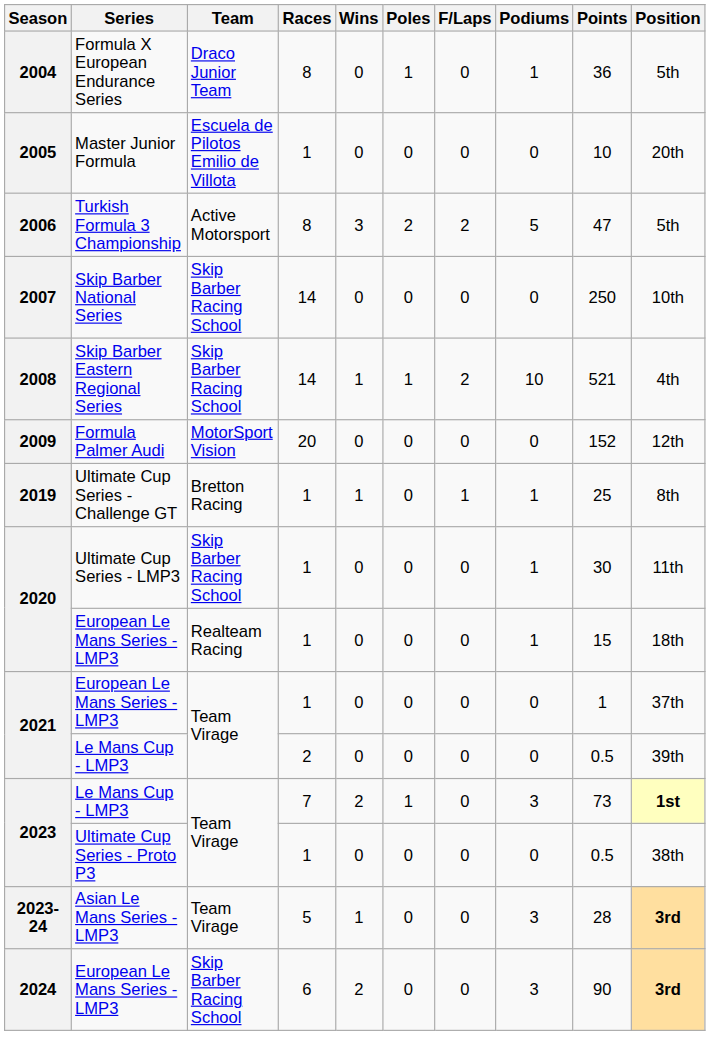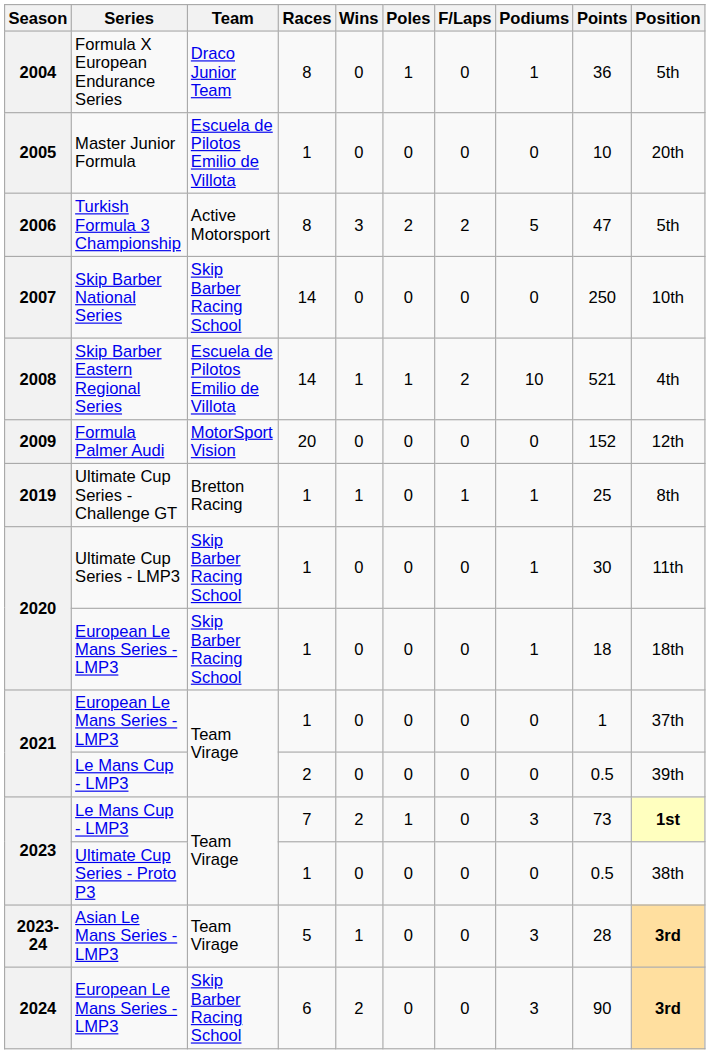(217, 379) Skip Barber Racing School -> (232, 379) Escuela de Pilotos Emilio de Villota
(226, 640) Realteam Racing -> (217, 649) Skip Barber Racing School
(602, 640) 15 -> (602, 649) 18
